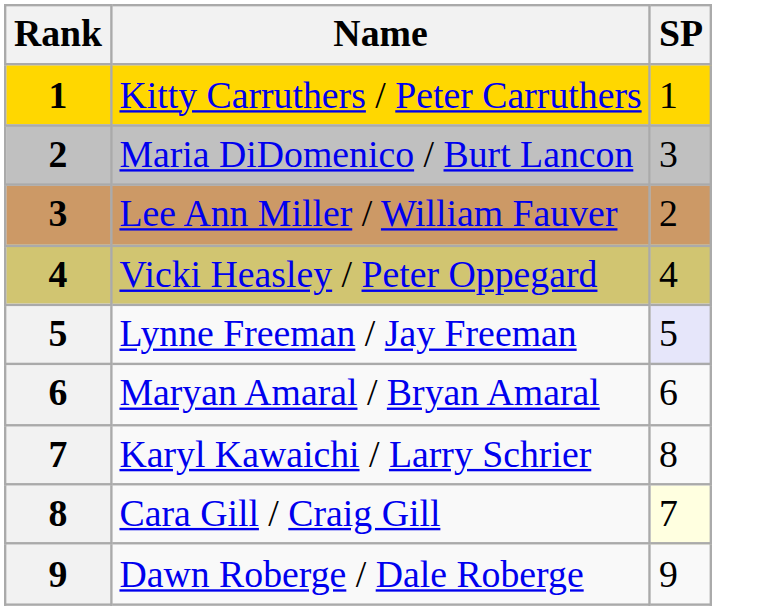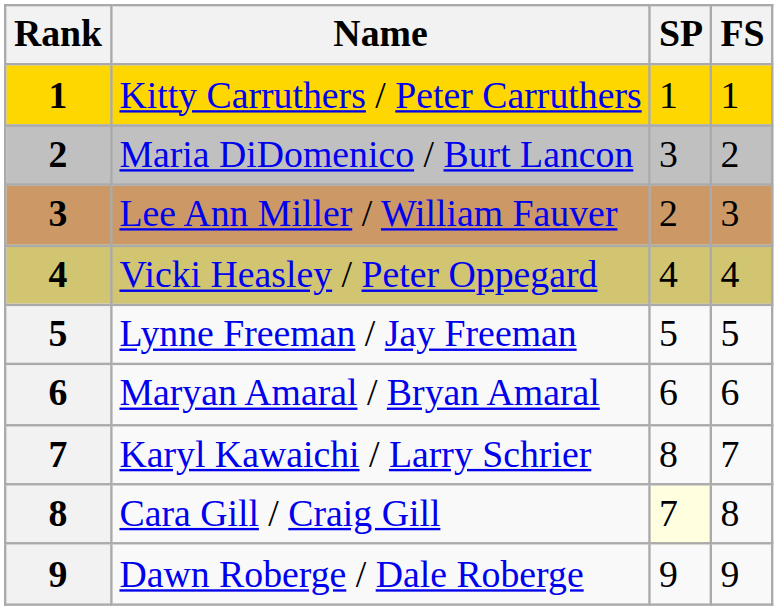+ column: (743, 34)
(669, 333) lavender background -> (669, 333) no background
